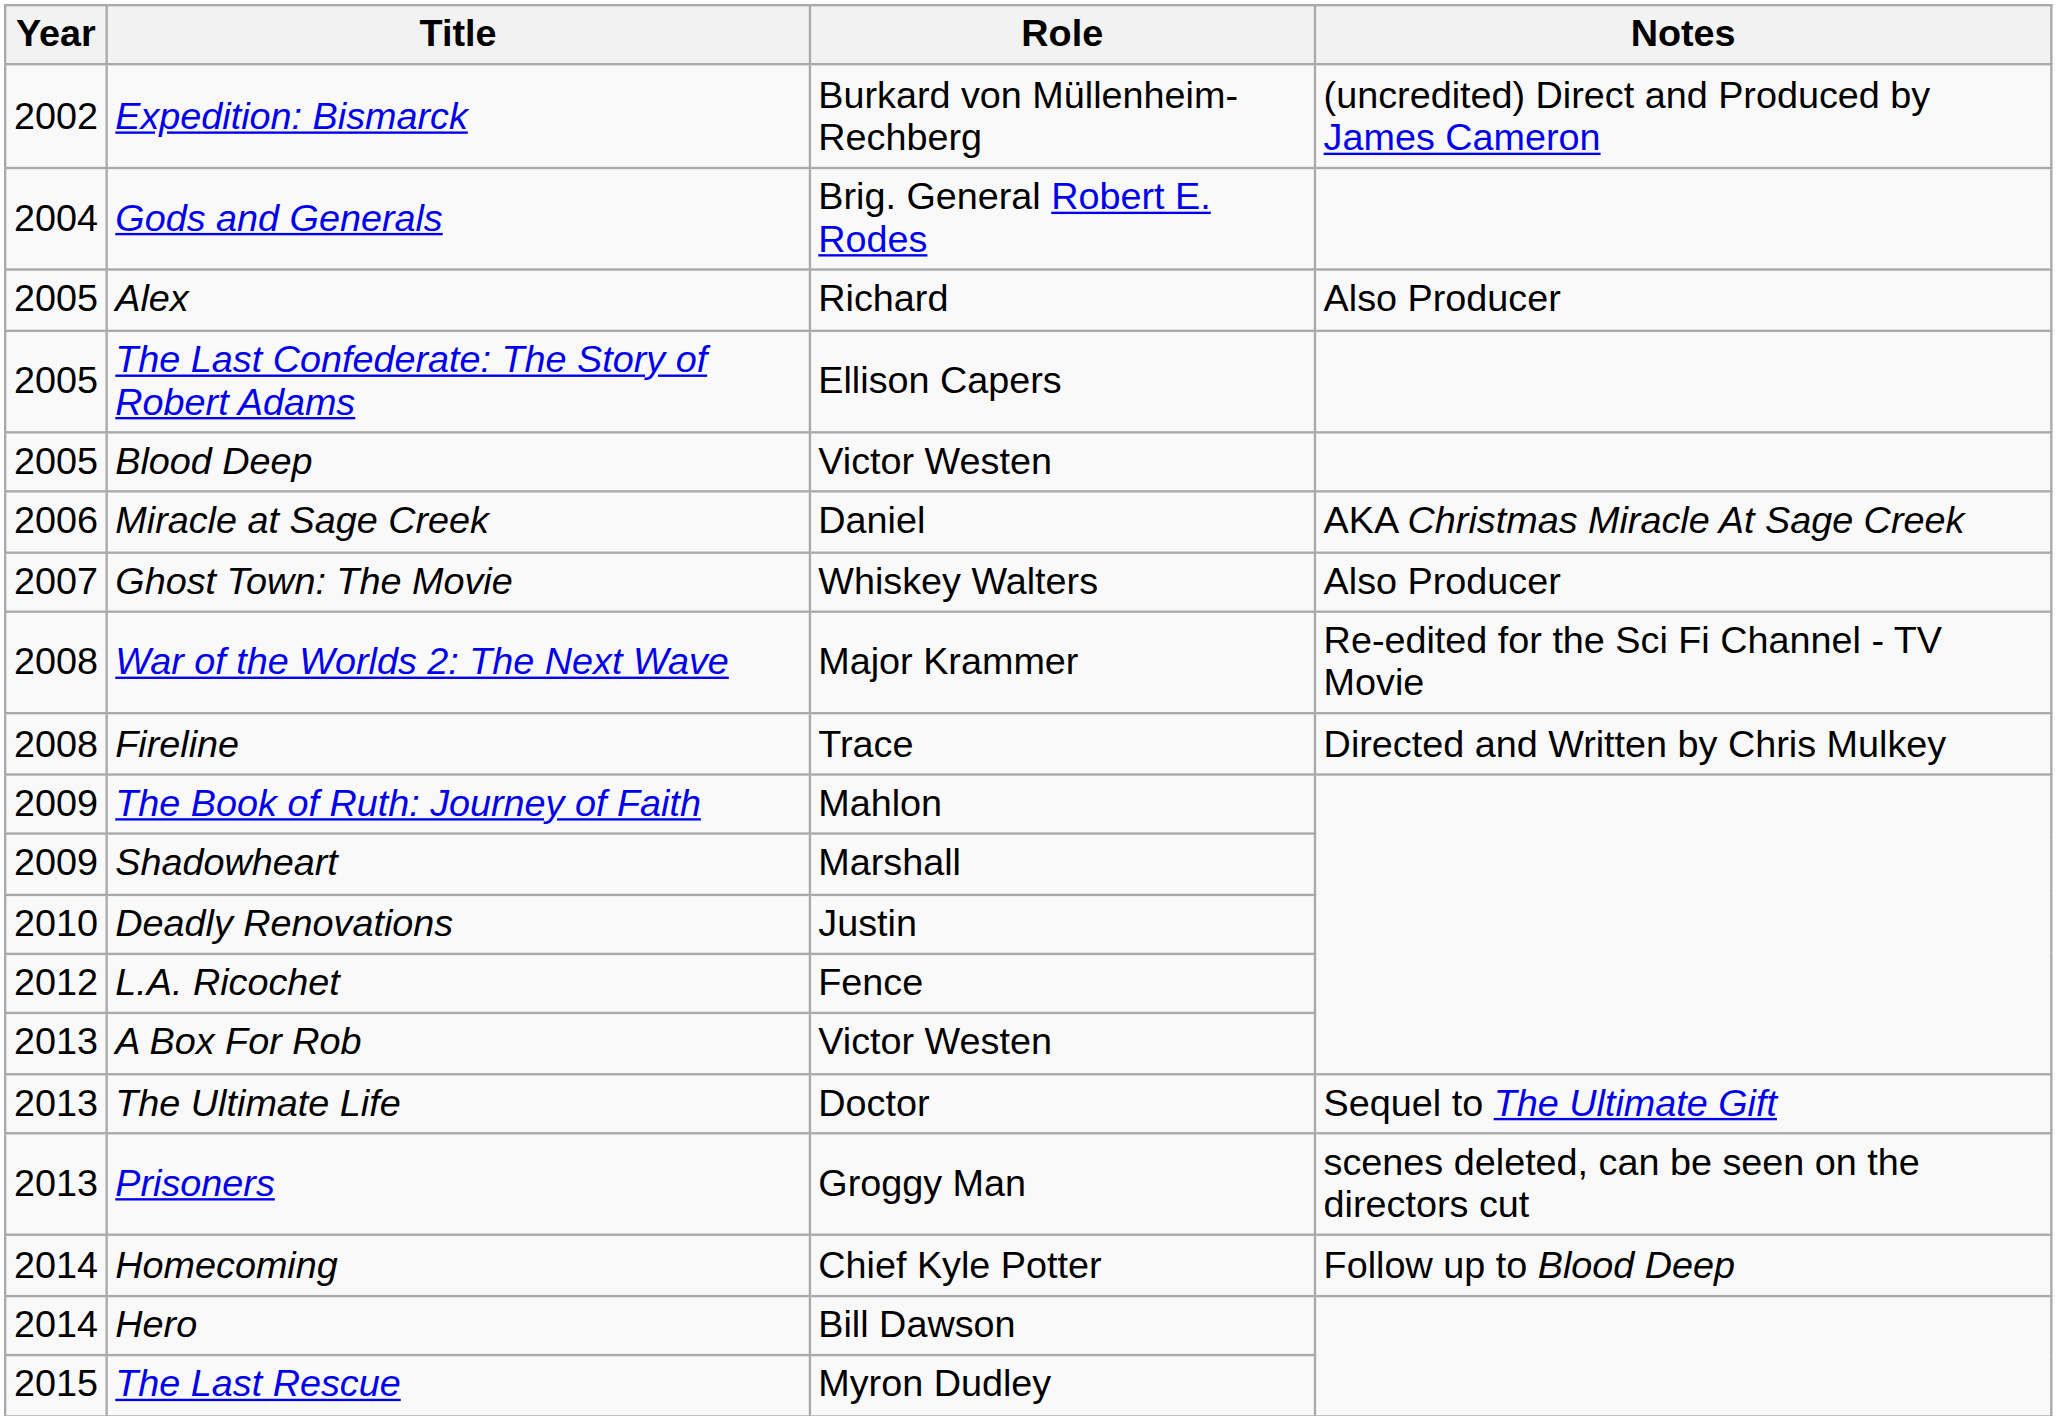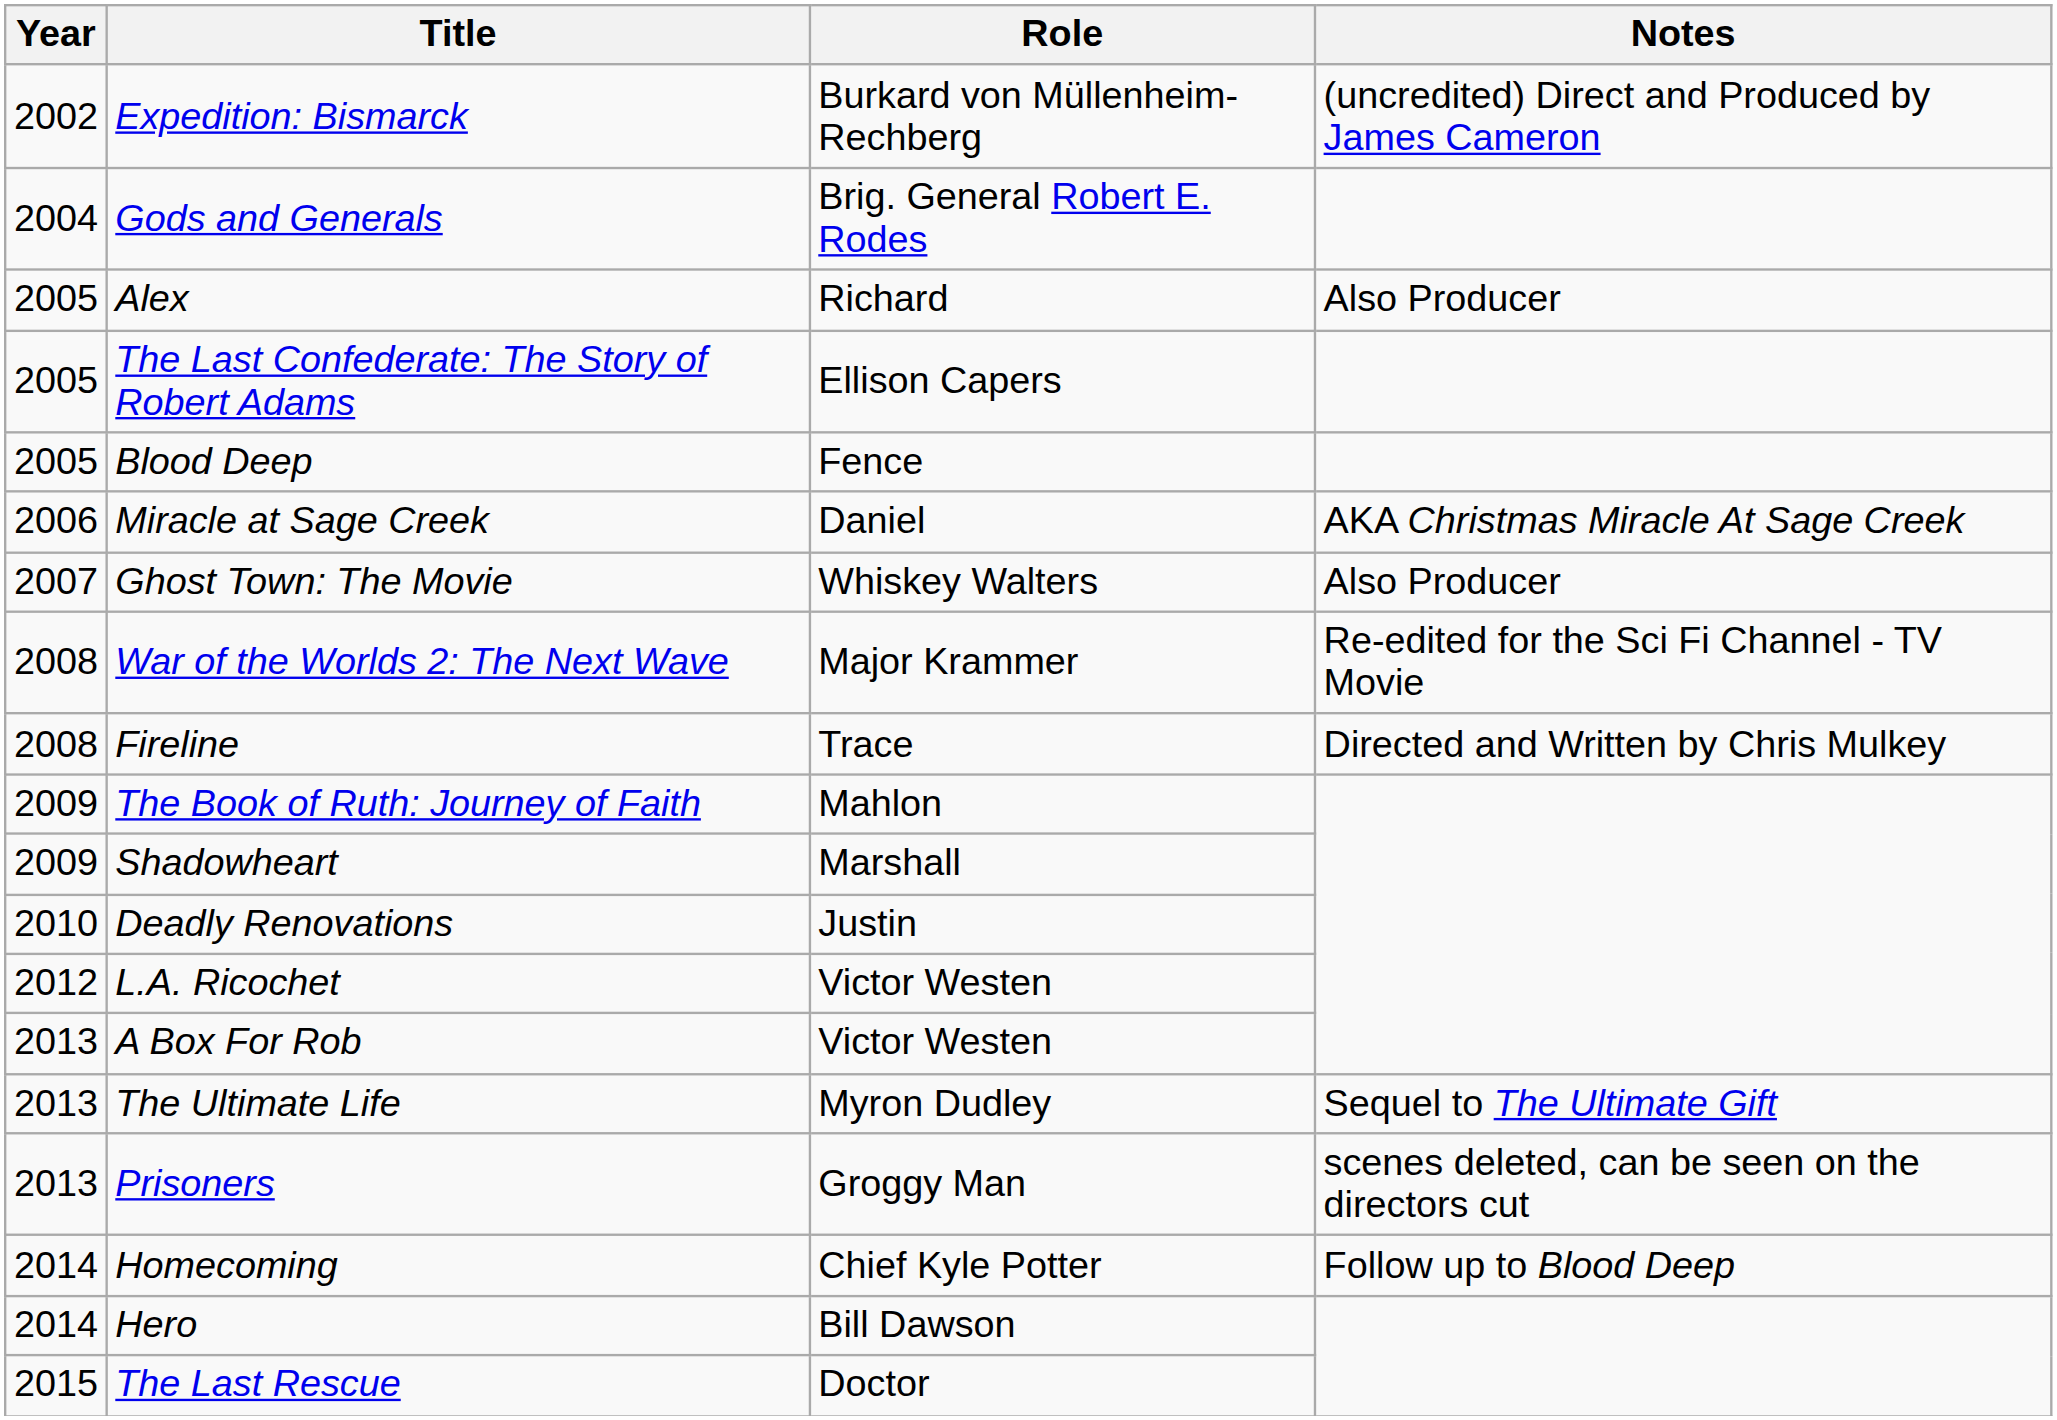(935, 461) Victor Westen -> (871, 461) Fence
(871, 982) Fence -> (935, 982) Victor Westen
(874, 1102) Doctor -> (935, 1102) Myron Dudley
(935, 1384) Myron Dudley -> (874, 1384) Doctor
